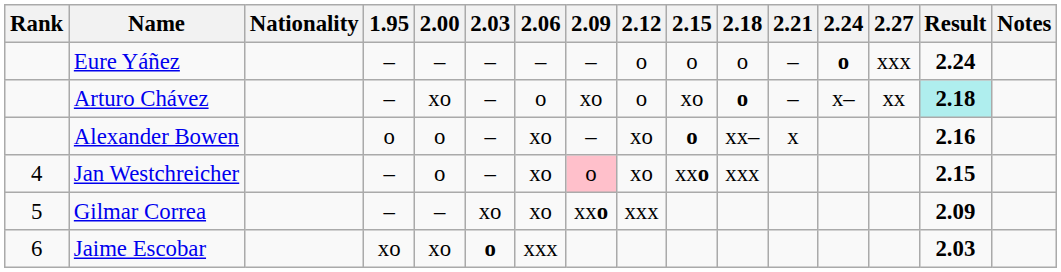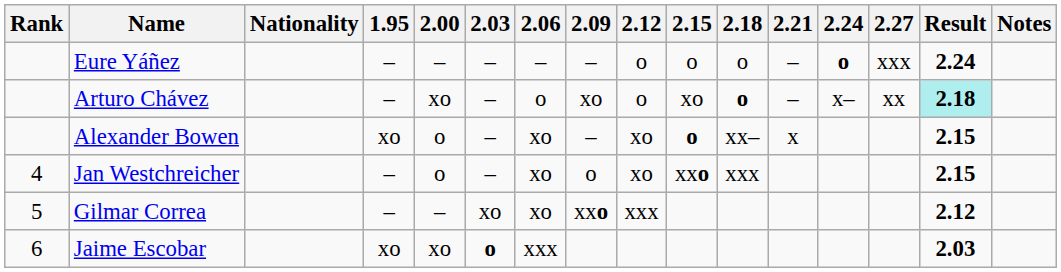(389, 136) o -> (389, 136) xo
(955, 136) 2.16 -> (955, 136) 2.15
(591, 173) pink background -> (591, 173) no background
(955, 211) 2.09 -> (955, 211) 2.12
